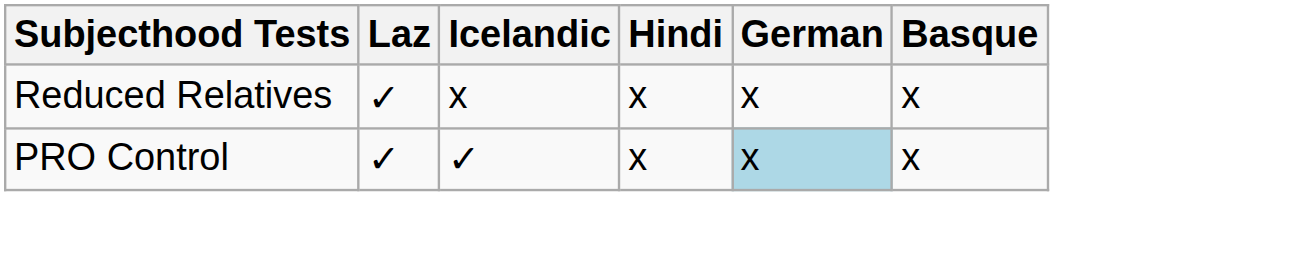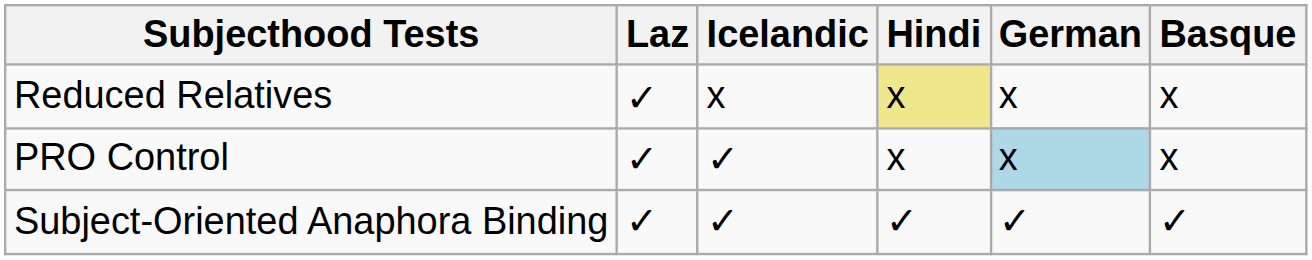(638, 95) no background -> (896, 95) khaki background
+ row: (311, 220)
